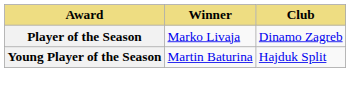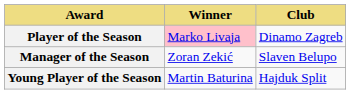(204, 36) no background -> (204, 36) pink background
+ row: (84, 57)
